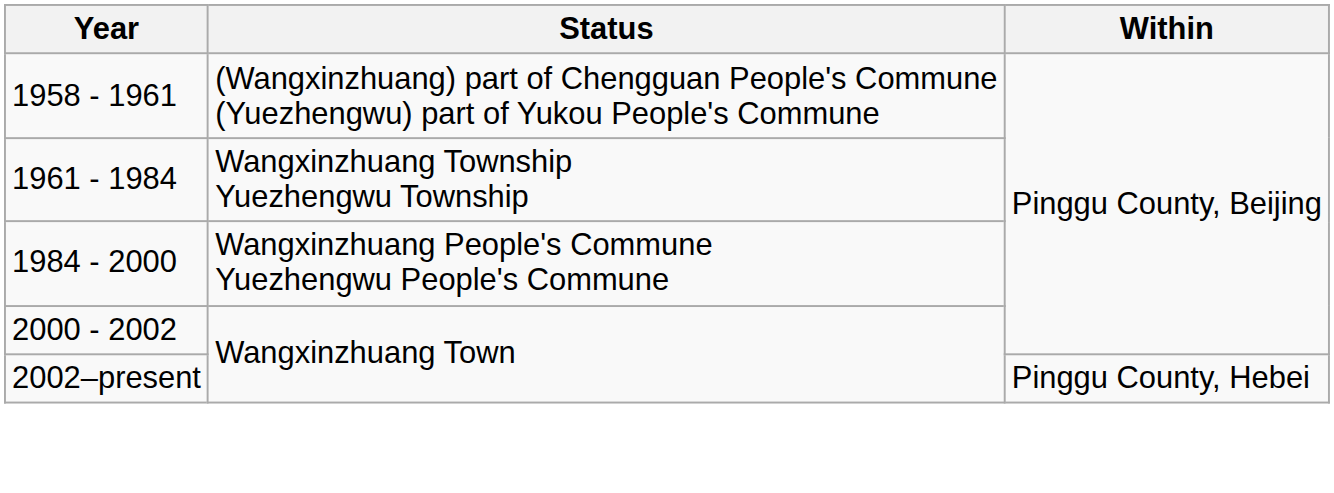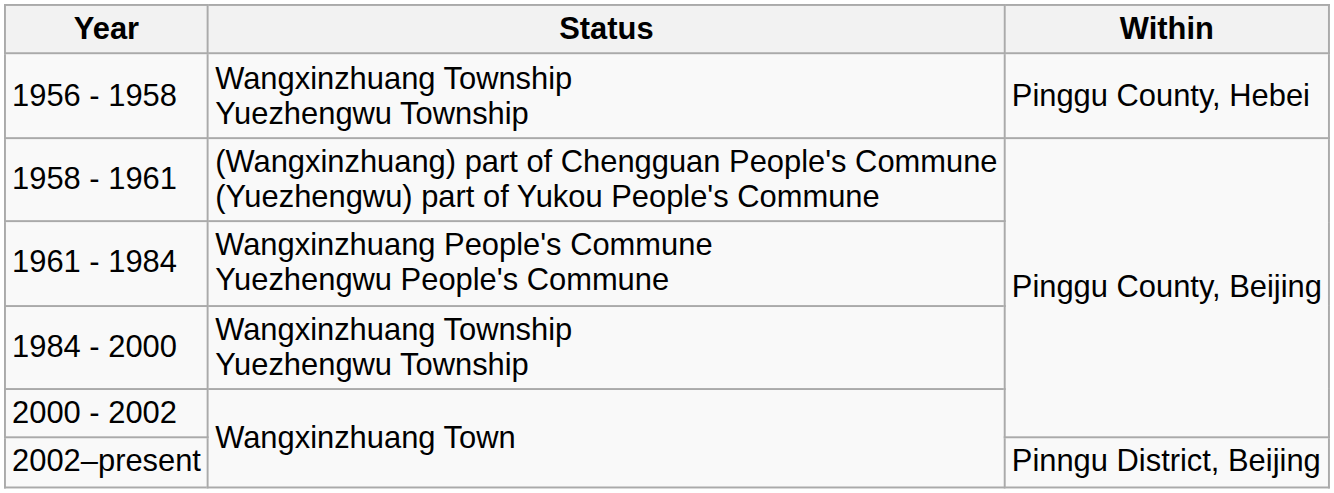+ row: (94, 95)
(394, 179) Wangxinzhuang Township Yuezhengwu Township -> (464, 262) Wangxinzhuang People's Commune Yuezhengwu People's Commune
(464, 262) Wangxinzhuang People's Commune Yuezhengwu People's Commune -> (394, 346) Wangxinzhuang Township Yuezhengwu Township
(1161, 378) Pinggu County, Hebei -> (1166, 461) Pinngu District, Beijing
